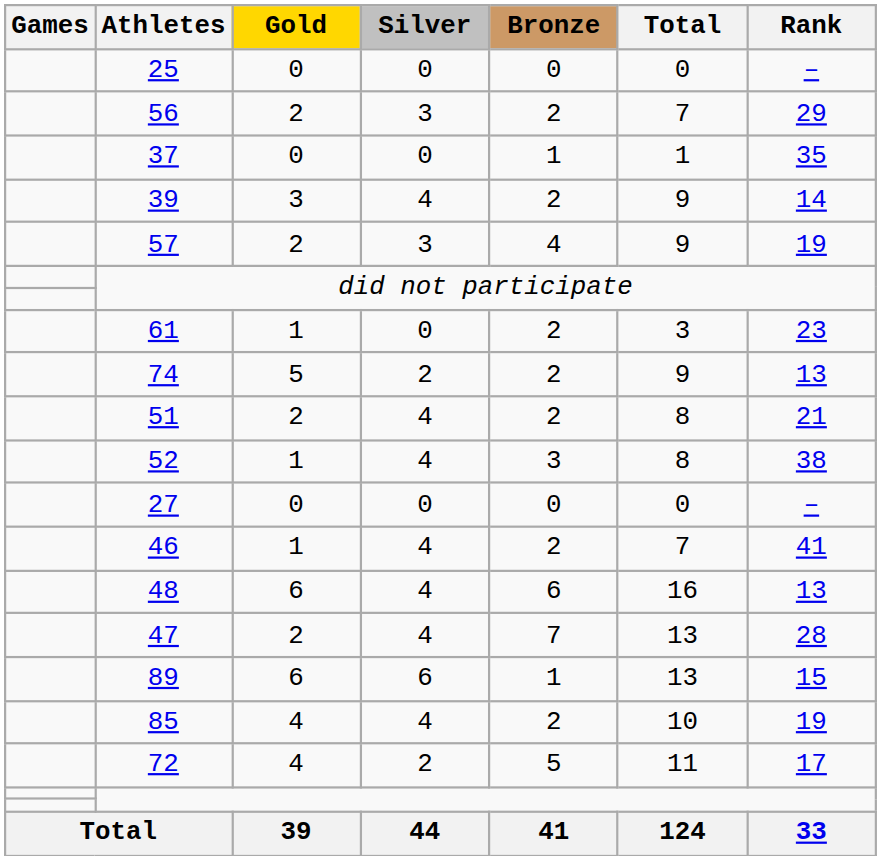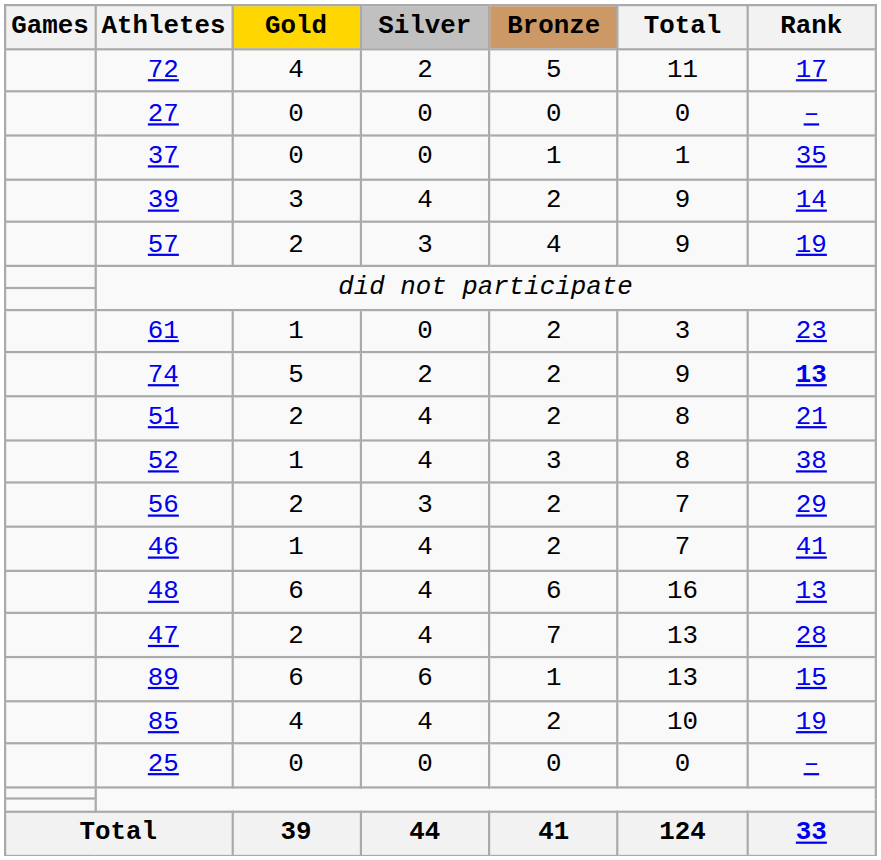rows swapped: (163, 70) <-> (163, 765)
rows swapped: (163, 504) <-> (163, 113)
(811, 374) normal -> (811, 374) bold
